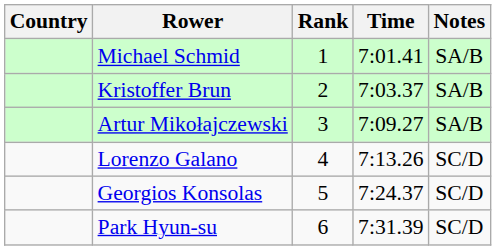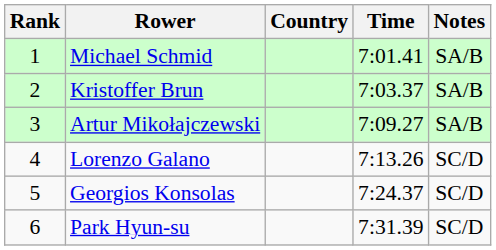columns swapped: (323, 21) <-> (49, 21)
